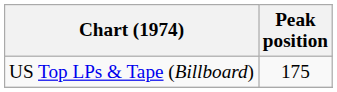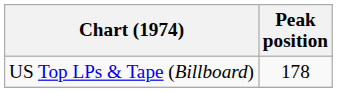(295, 71) 175 -> (295, 71) 178
